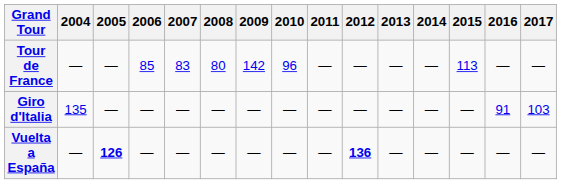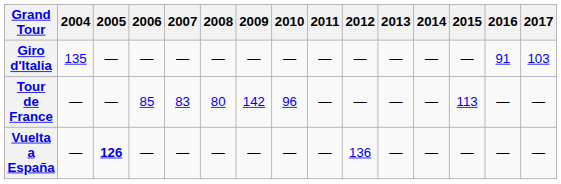rows swapped: (31, 109) <-> (31, 65)
(360, 152) bold -> (360, 152) normal
